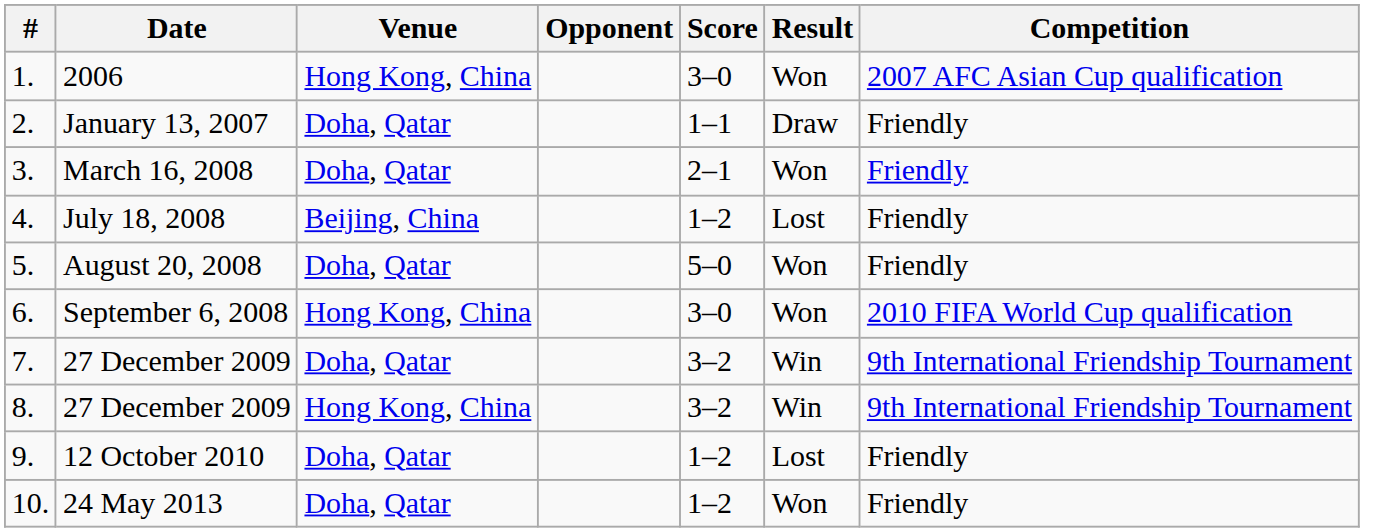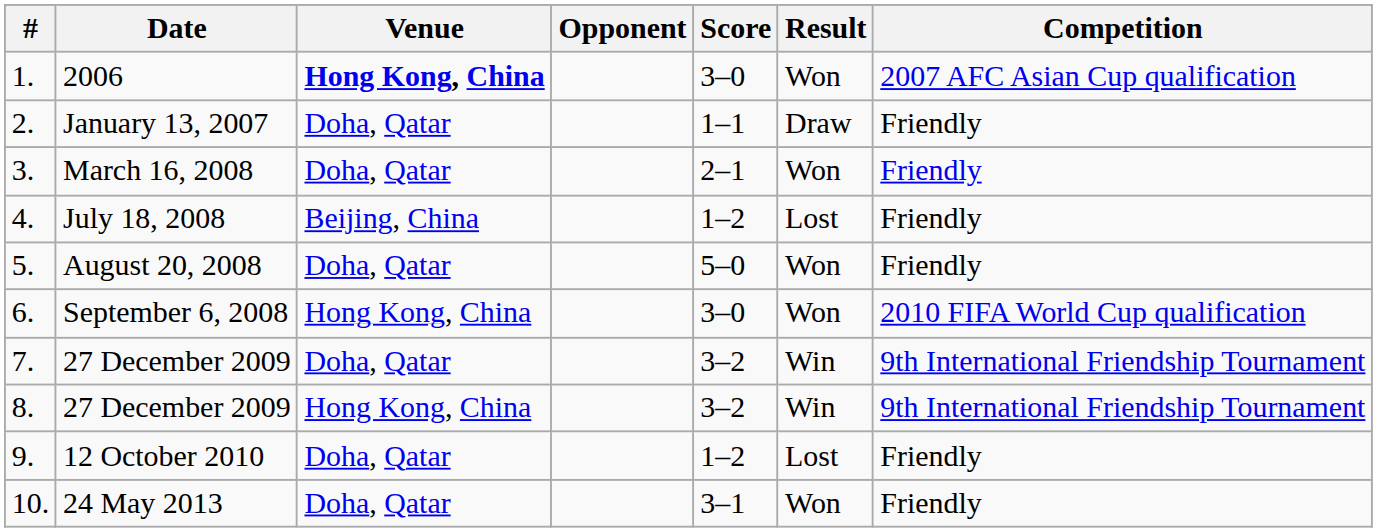(418, 75) normal -> (425, 75) bold
(709, 502) 1–2 -> (723, 502) 3–1
